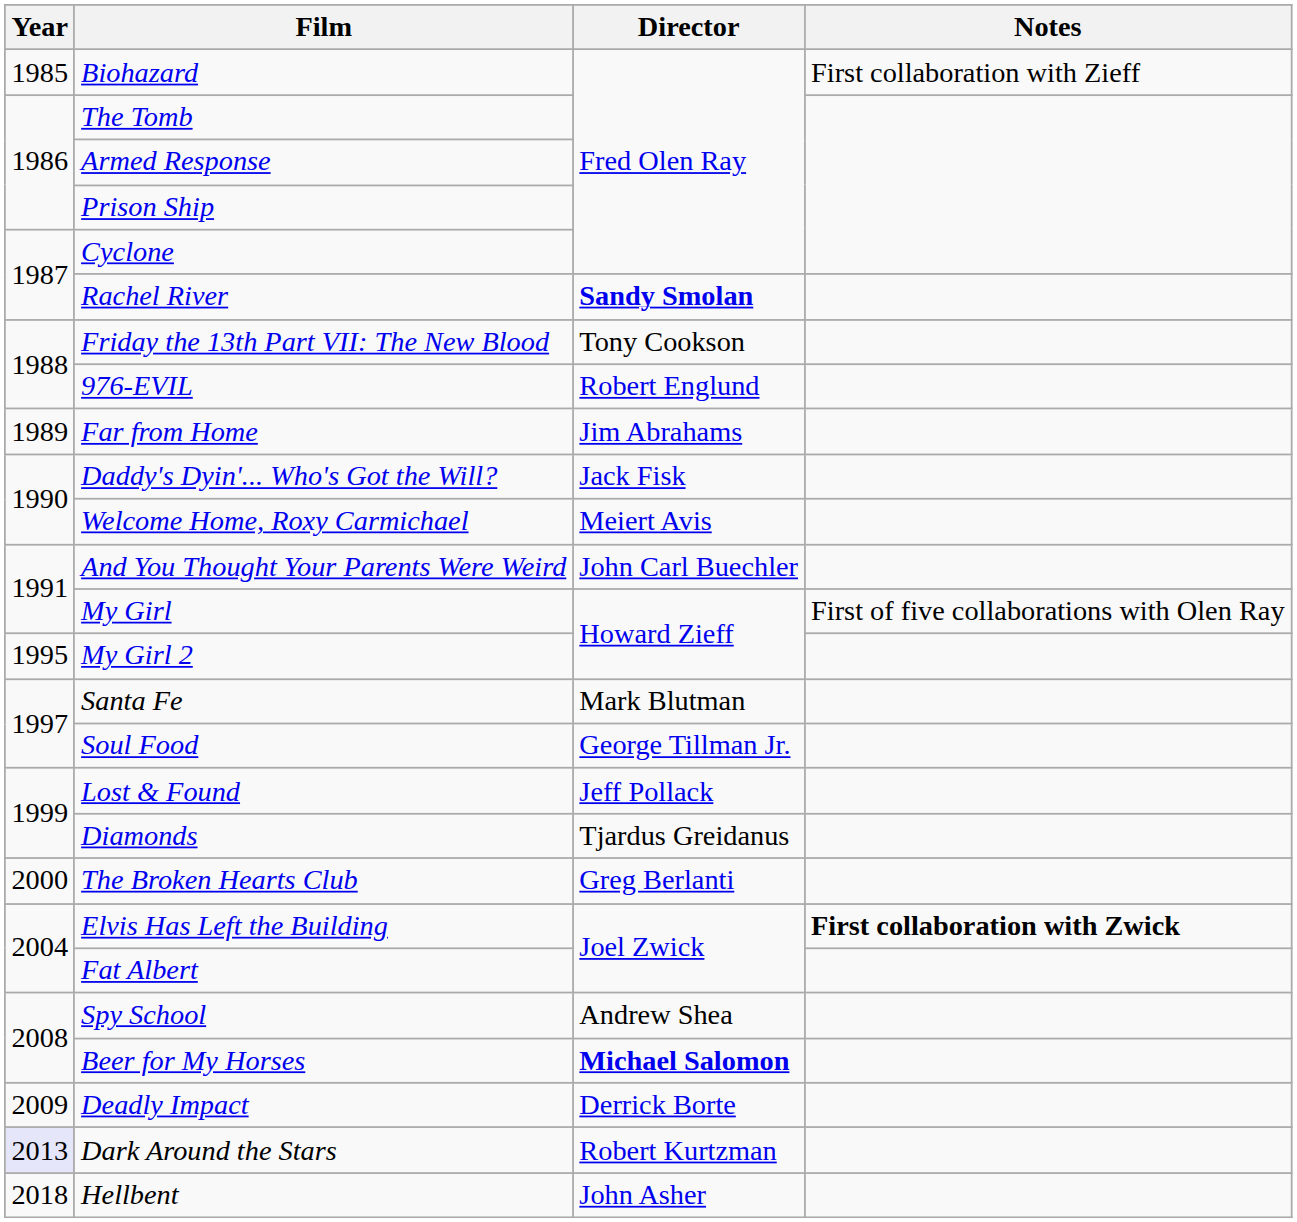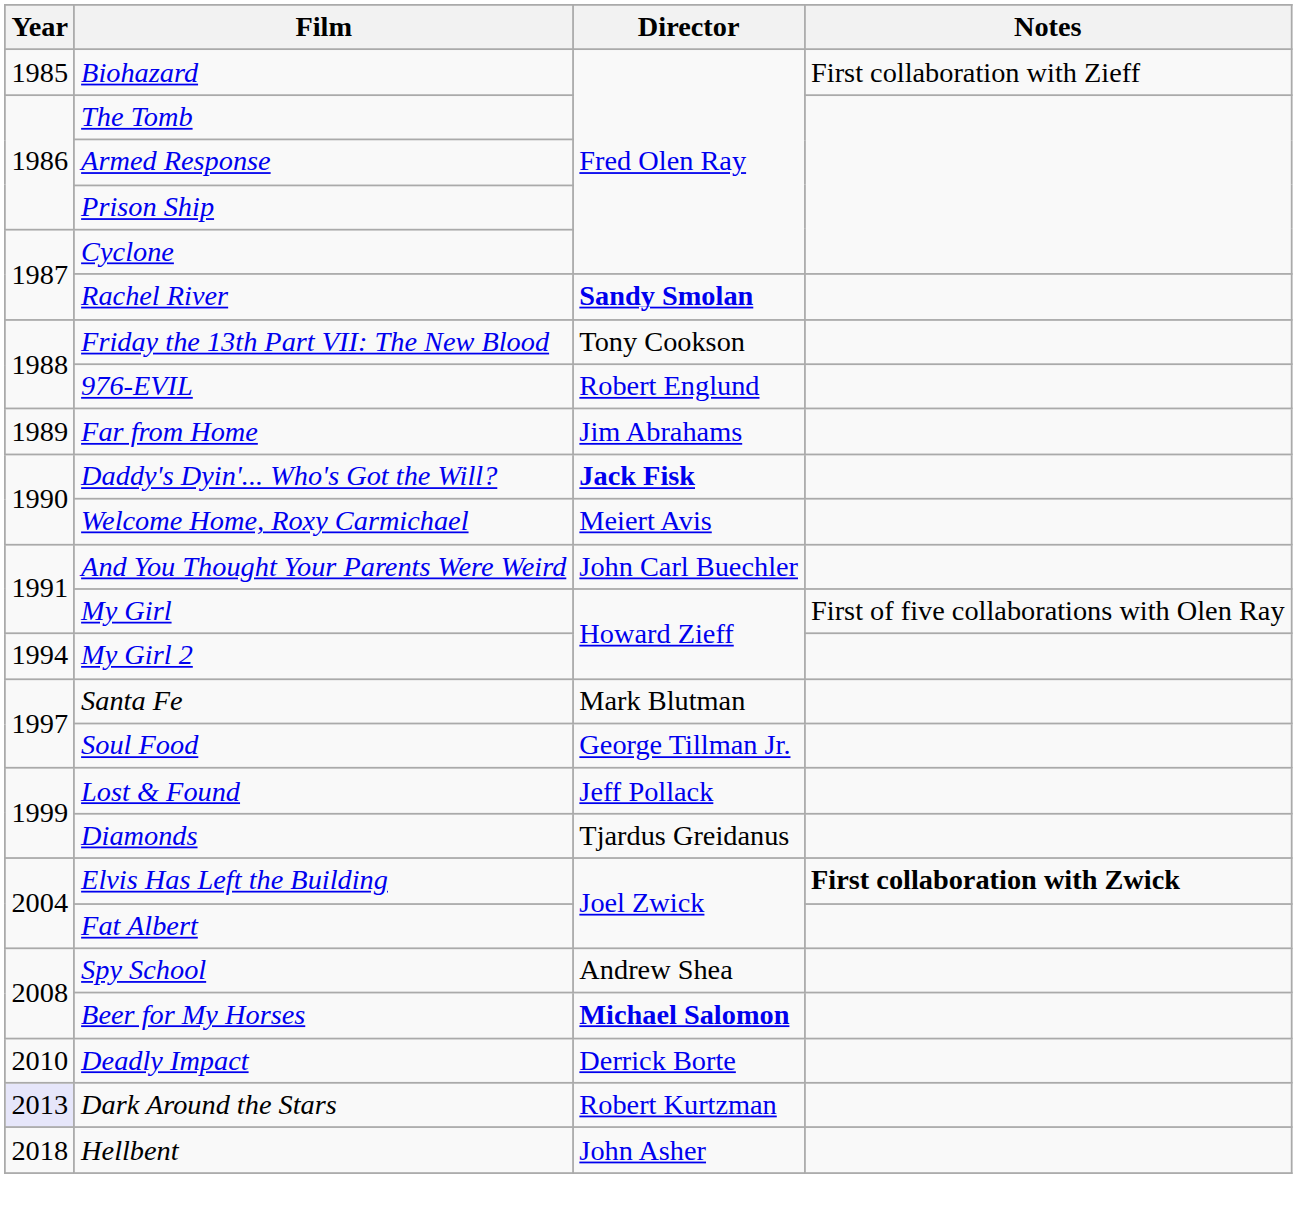(632, 476) normal -> (637, 476) bold
(40, 655) 1995 -> (40, 655) 1994
- row: (219, 880)
(40, 1104) 2009 -> (40, 1059) 2010
